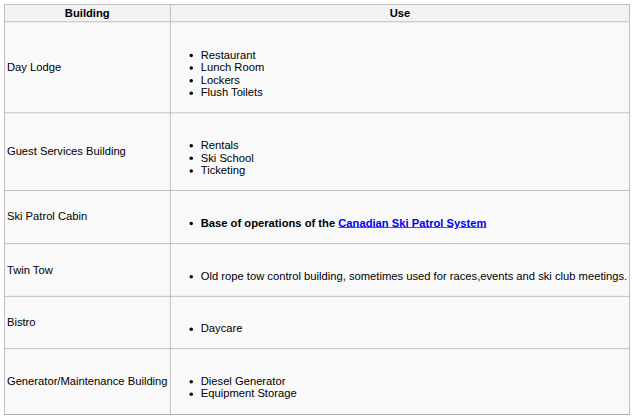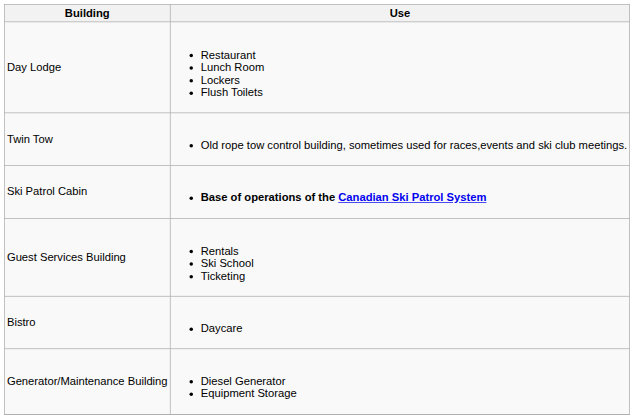rows swapped: (66, 151) <-> (30, 269)
